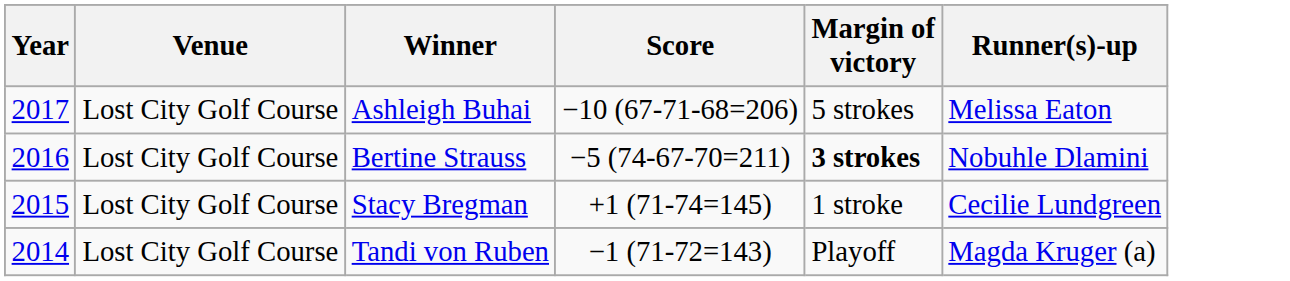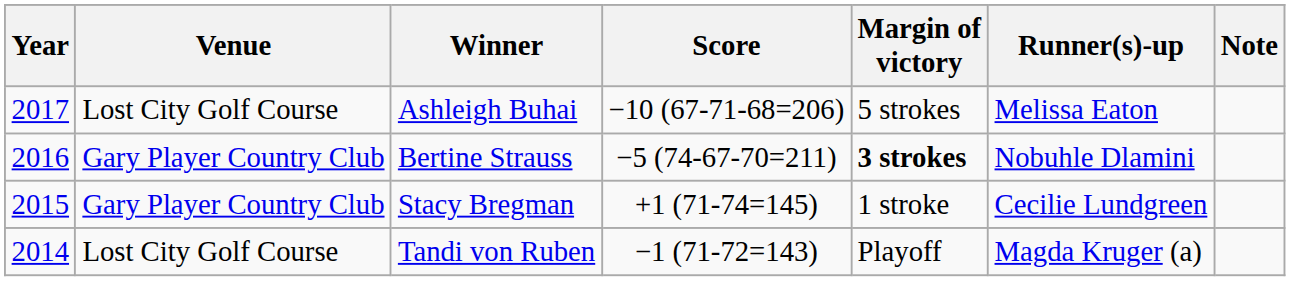+ column: (1249, 45)
(210, 157) Lost City Golf Course -> (233, 157) Gary Player Country Club
(210, 204) Lost City Golf Course -> (233, 204) Gary Player Country Club
